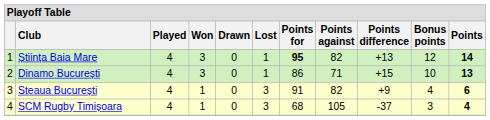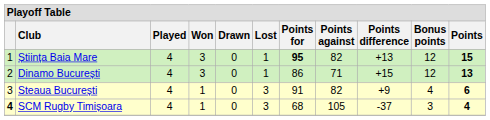(467, 57) 14 -> (467, 57) 15
(430, 74) 10 -> (430, 74) 12
(10, 107) normal -> (10, 107) bold
